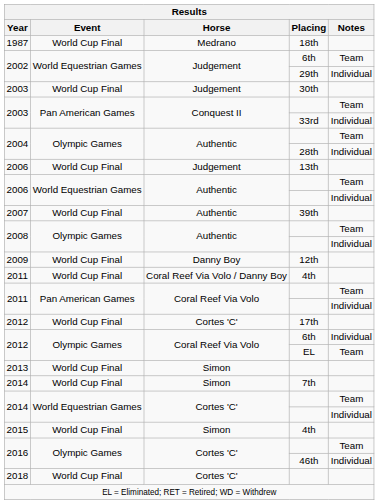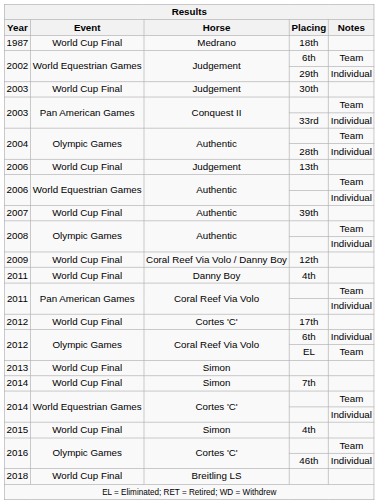(217, 259) Danny Boy -> (217, 259) Coral Reef Via Volo / Danny Boy
(217, 275) Coral Reef Via Volo / Danny Boy -> (217, 275) Danny Boy
(217, 476) Cortes 'C' -> (217, 476) Breitling LS
